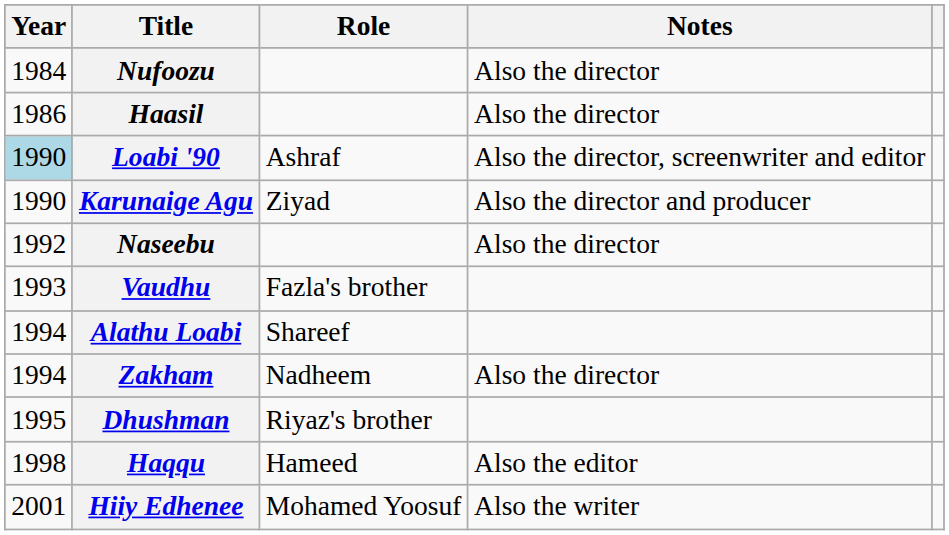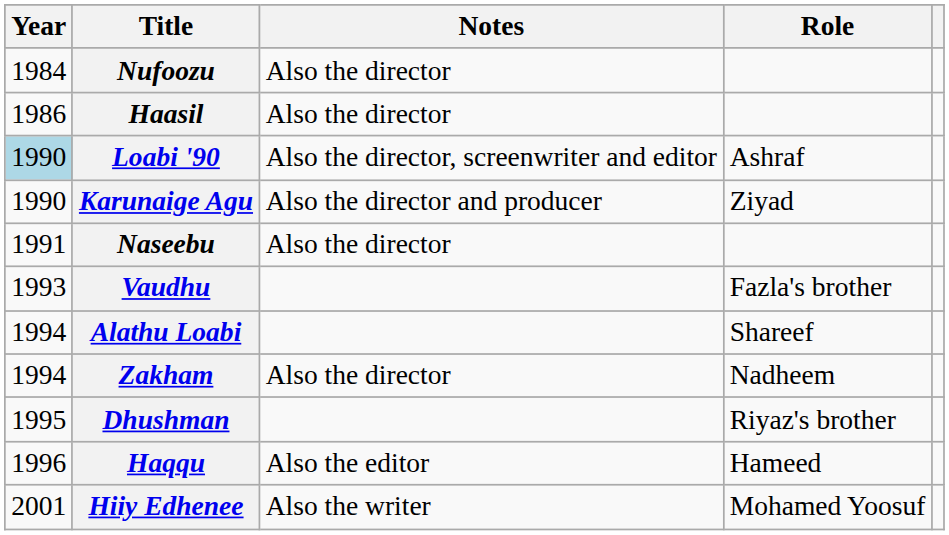columns swapped: (364, 26) <-> (700, 26)
(39, 244) 1992 -> (39, 244) 1991
(39, 462) 1998 -> (39, 462) 1996
